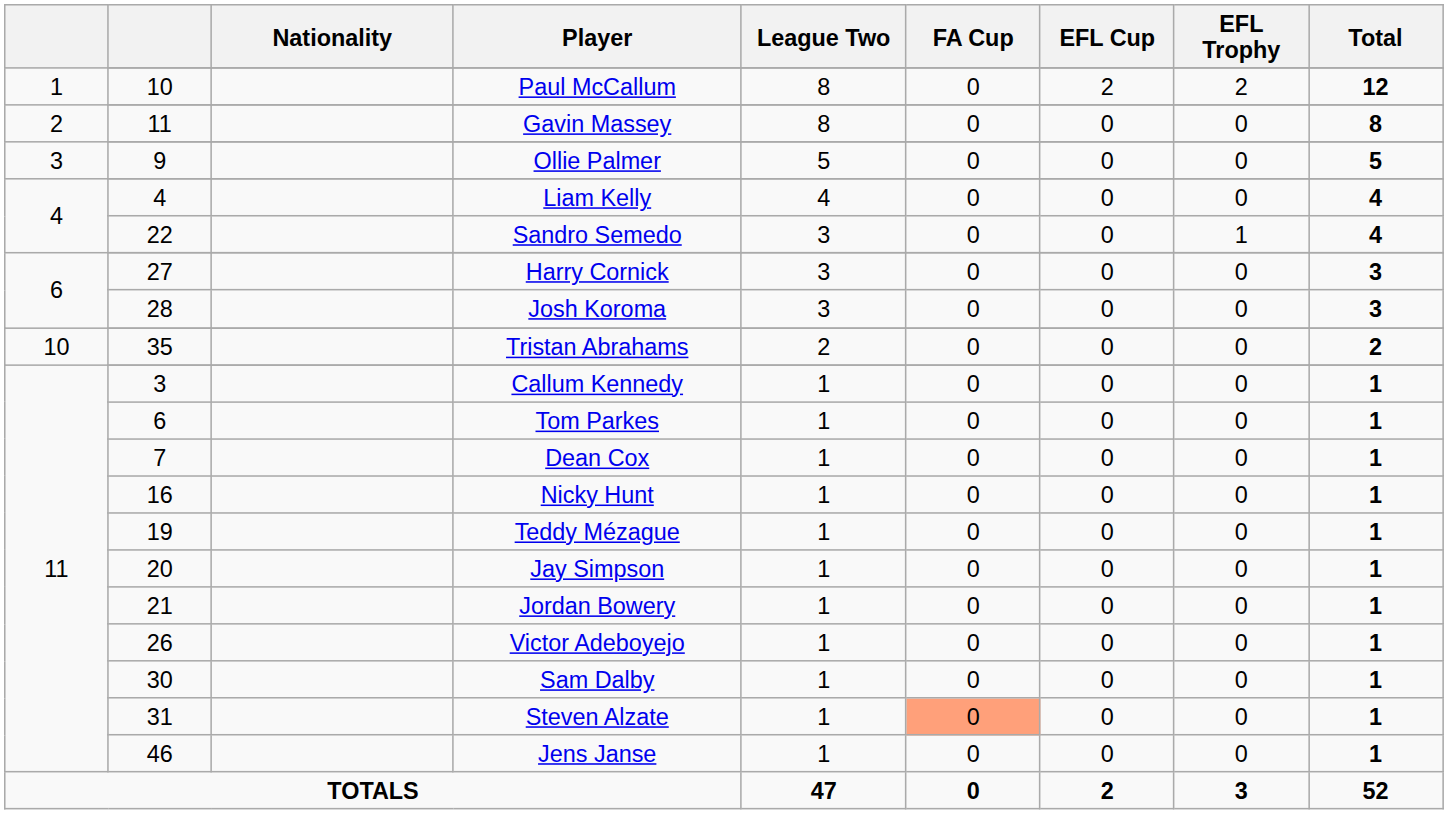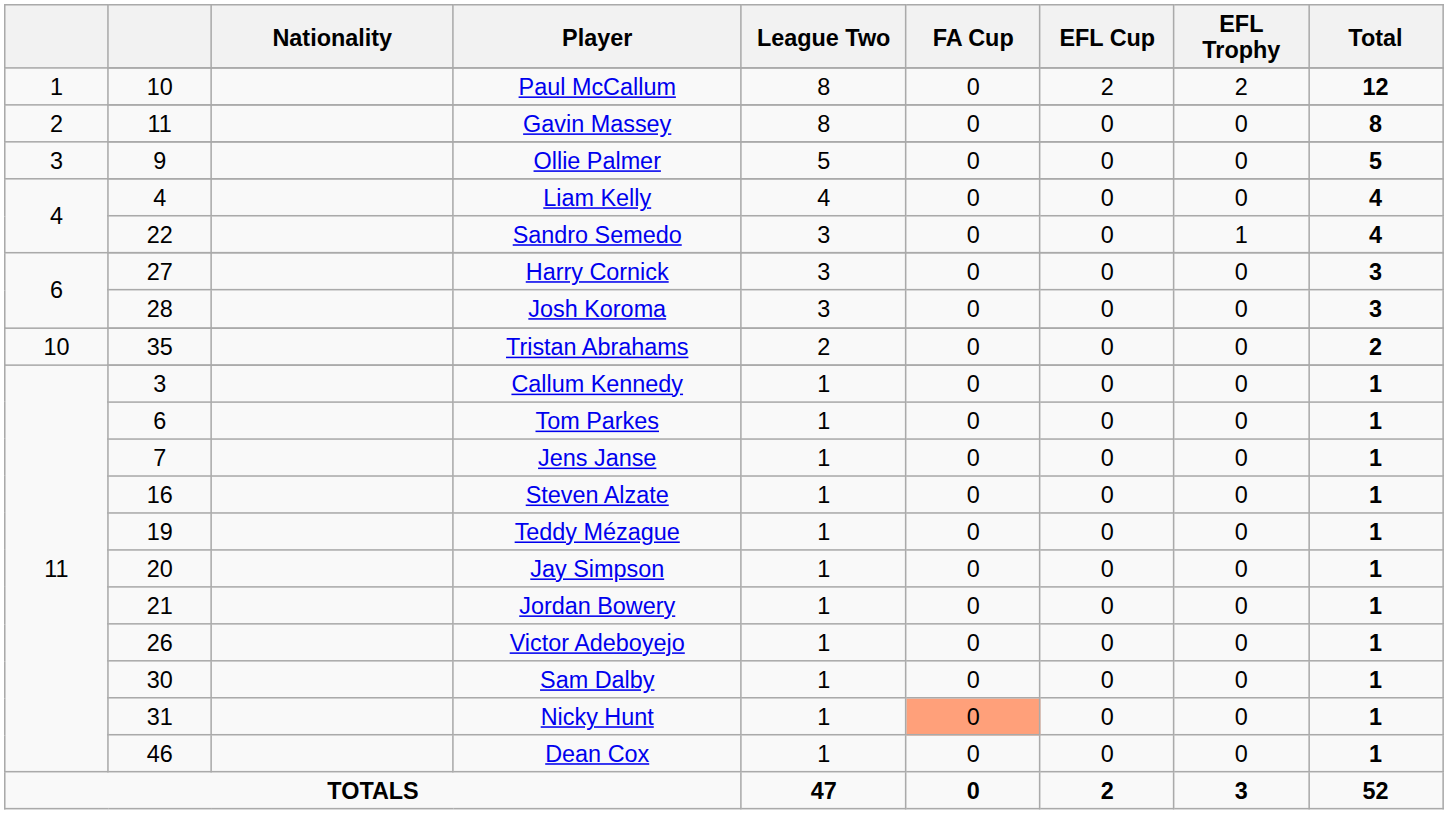(597, 457) Dean Cox -> (597, 457) Jens Janse
(597, 494) Nicky Hunt -> (597, 494) Steven Alzate
(597, 717) Steven Alzate -> (597, 717) Nicky Hunt
(597, 754) Jens Janse -> (597, 754) Dean Cox
